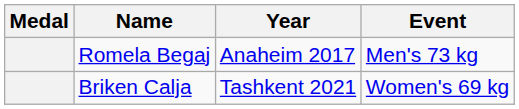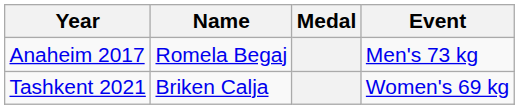columns swapped: (39, 21) <-> (288, 21)
